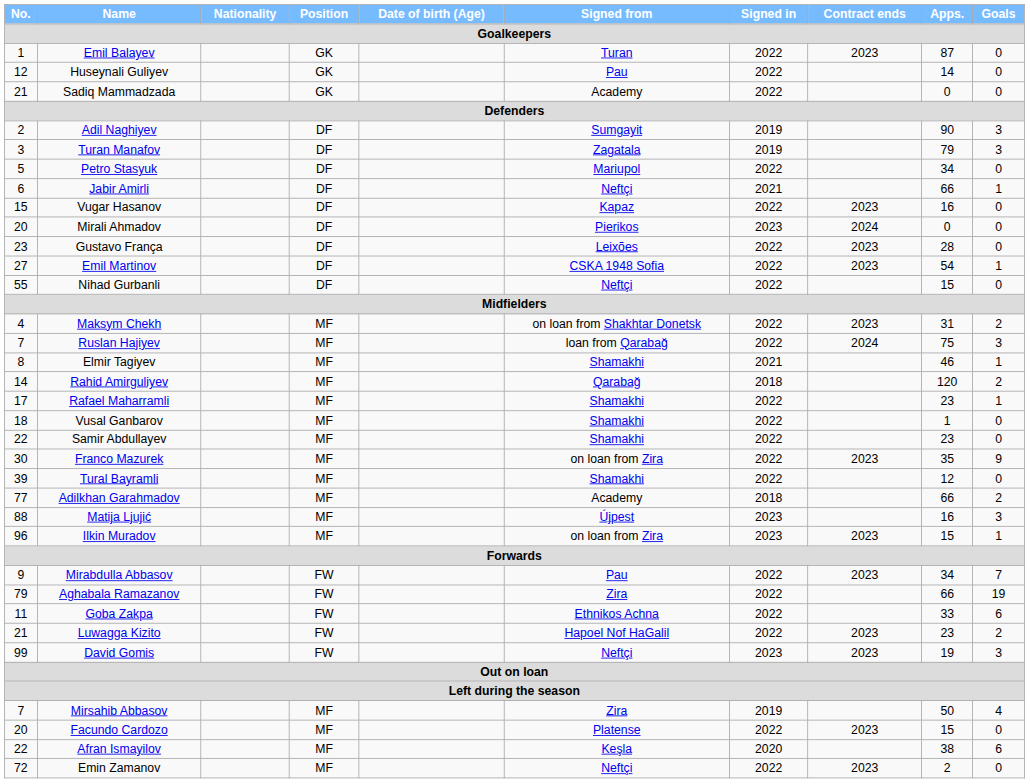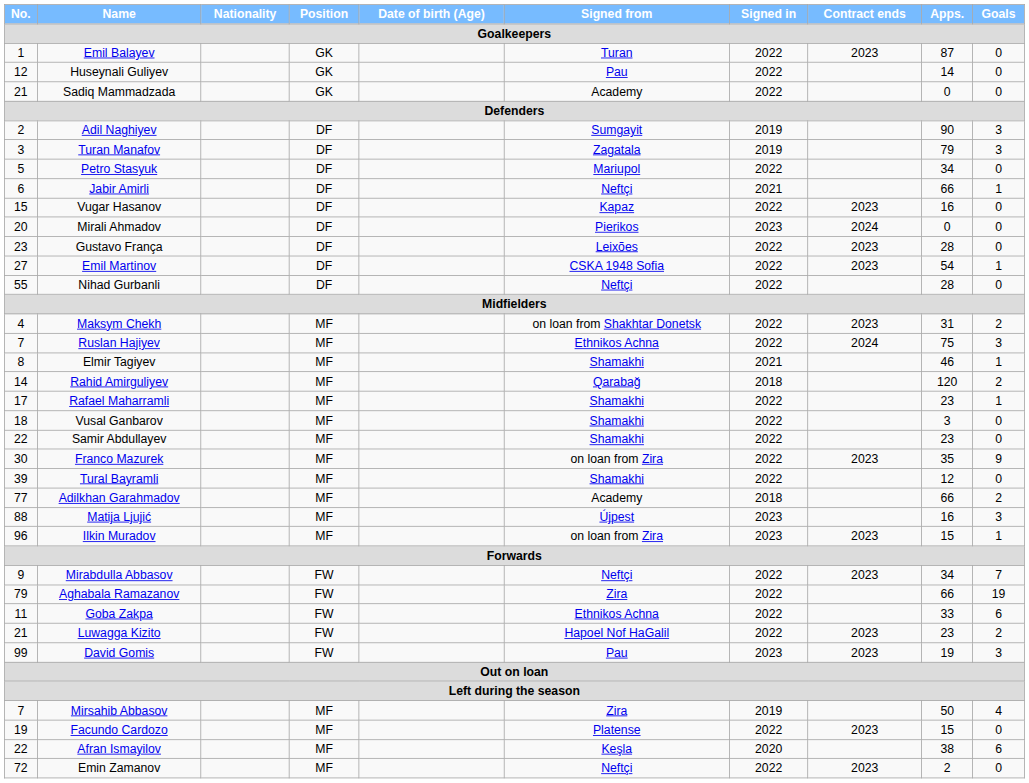(947, 285) 15 -> (947, 285) 28
(617, 343) loan from Qarabağ -> (617, 343) Ethnikos Achna
(947, 421) 1 -> (947, 421) 3
(617, 575) Pau -> (617, 575) Neftçi
(617, 653) Neftçi -> (617, 653) Pau
(21, 730) 20 -> (21, 730) 19
